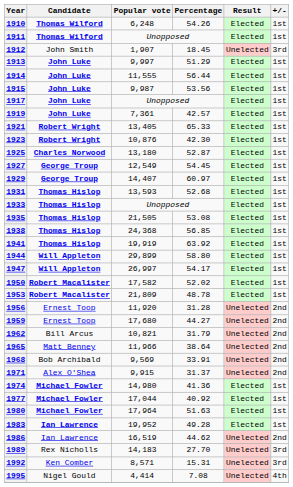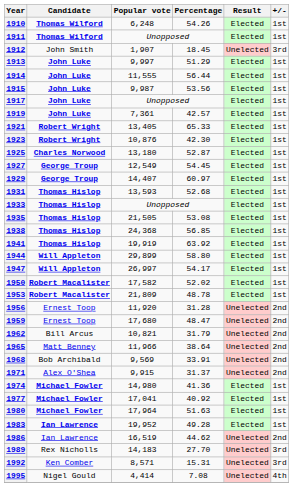(198, 321) 44.27 -> (198, 321) 48.47
(142, 398) 17,044 -> (142, 398) 17,041
